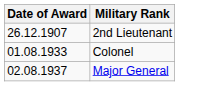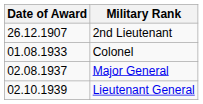+ row: (144, 90)
